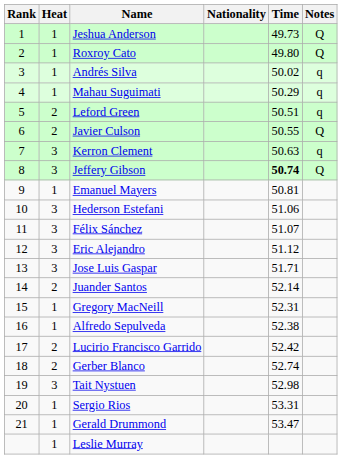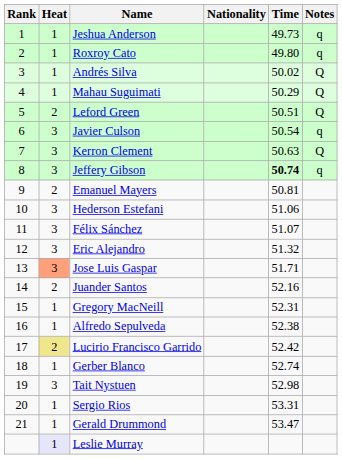(320, 33) Q -> (320, 33) q
(320, 53) Q -> (320, 53) q
(320, 72) q -> (320, 72) Q
(320, 92) q -> (320, 92) Q
(320, 111) q -> (320, 111) Q
(54, 131) 2 -> (54, 131) 3
(285, 131) 50.55 -> (285, 131) 50.54
(320, 131) Q -> (320, 131) q
(320, 151) q -> (320, 151) Q
(320, 170) Q -> (320, 170) q
(54, 190) 1 -> (54, 190) 2
(285, 248) 51.12 -> (285, 248) 51.32
(54, 268) no background -> (54, 268) lightsalmon background
(285, 287) 52.14 -> (285, 287) 52.16
(54, 346) no background -> (54, 346) khaki background
(54, 365) 2 -> (54, 365) 1
(54, 444) no background -> (54, 444) lavender background
